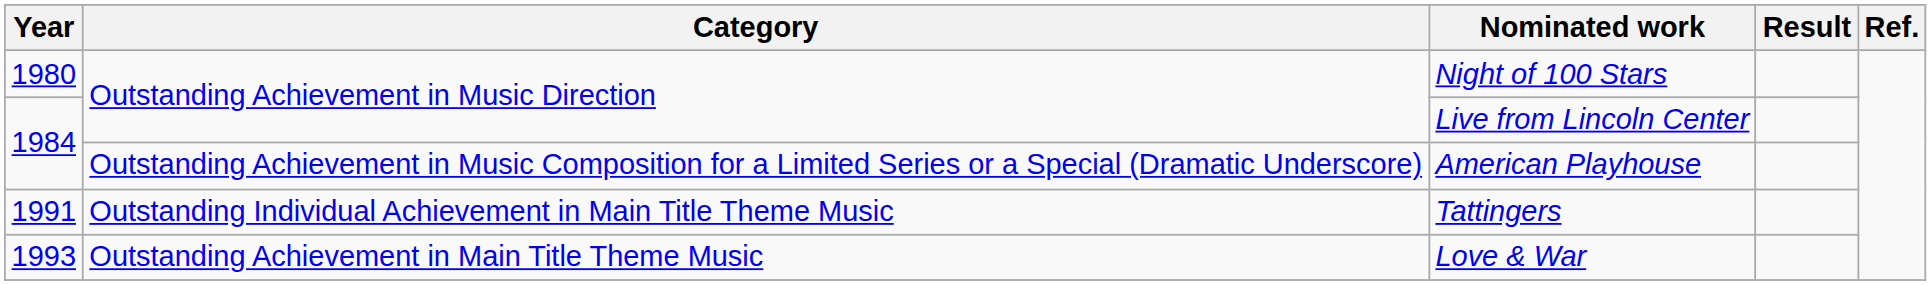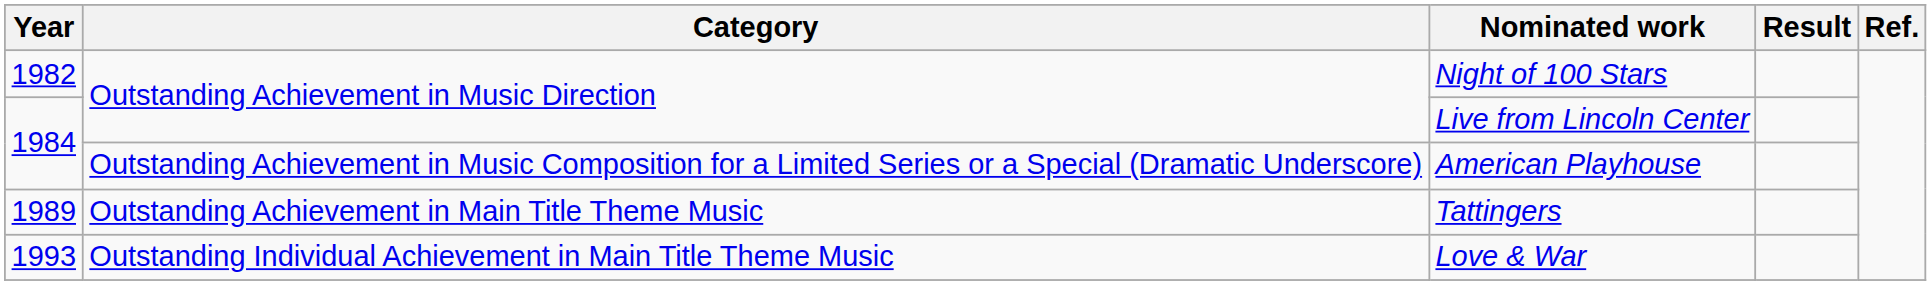(44, 73) 1980 -> (44, 73) 1982
(44, 211) 1991 -> (44, 211) 1989
(492, 211) Outstanding Individual Achievement in Main Title Theme Music -> (426, 211) Outstanding Achievement in Main Title Theme Music
(426, 257) Outstanding Achievement in Main Title Theme Music -> (492, 257) Outstanding Individual Achievement in Main Title Theme Music
